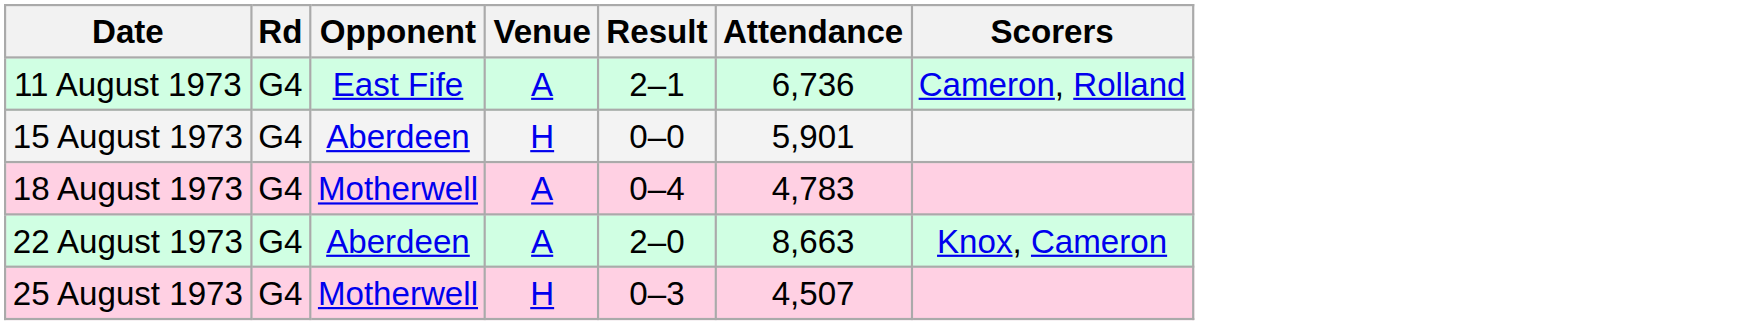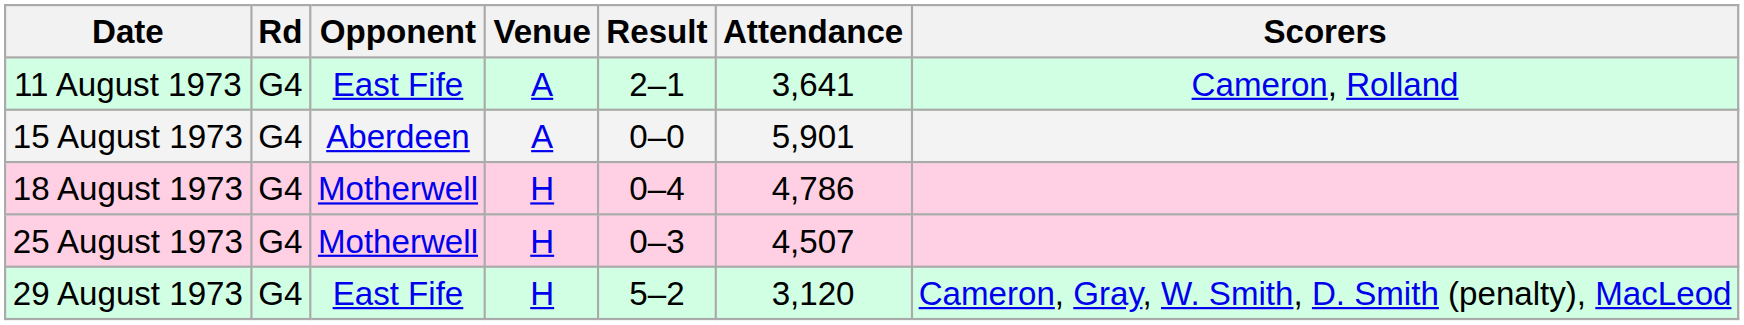(813, 84) 6,736 -> (813, 84) 3,641
(542, 136) H -> (542, 136) A
(542, 189) A -> (542, 189) H
(813, 189) 4,783 -> (813, 189) 4,786
- row: (128, 241)
+ row: (128, 294)
